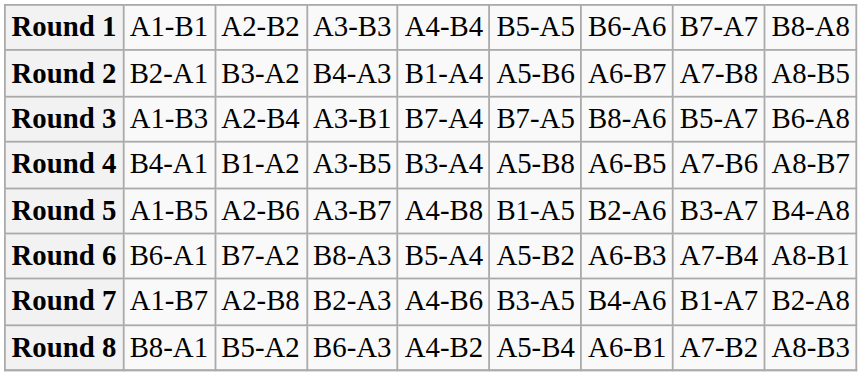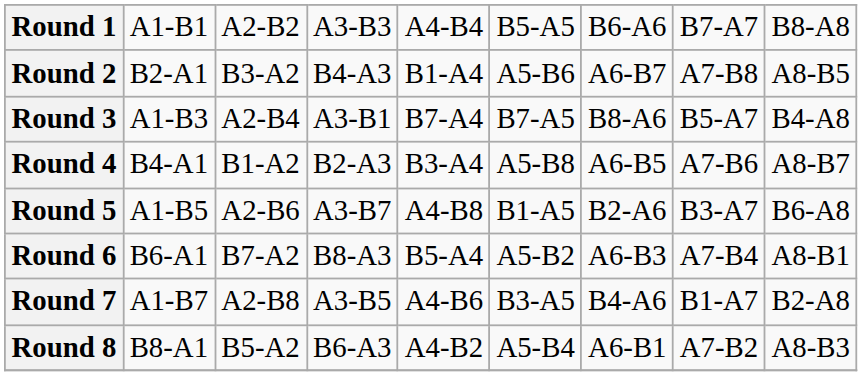(811, 118) B6-A8 -> (811, 118) B4-A8
(352, 164) A3-B5 -> (352, 164) B2-A3
(811, 210) B4-A8 -> (811, 210) B6-A8
(352, 301) B2-A3 -> (352, 301) A3-B5
